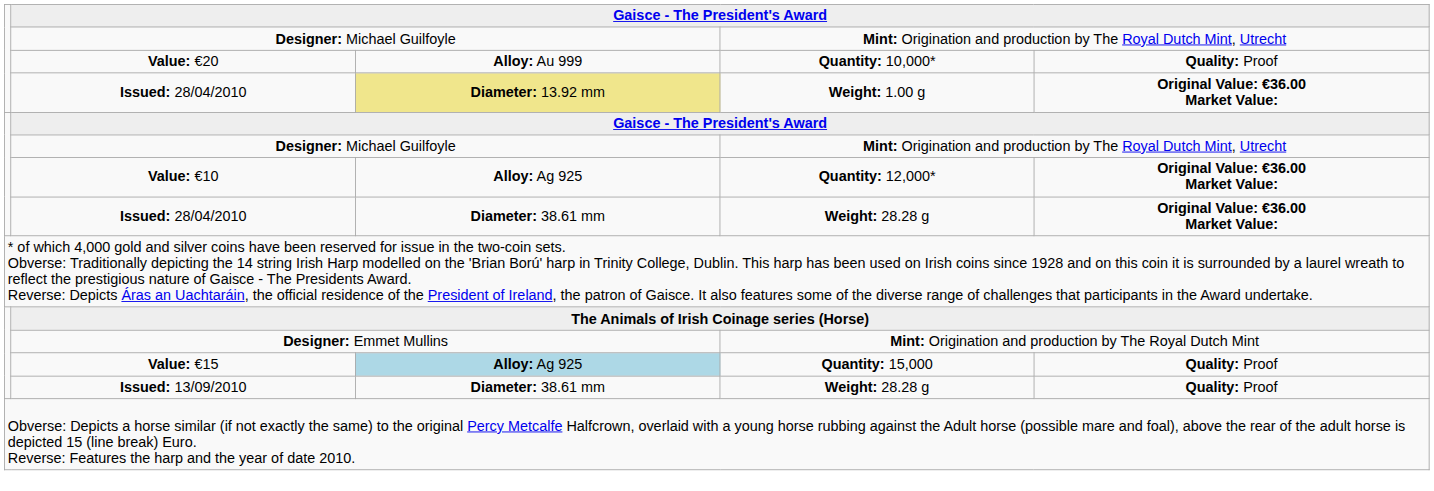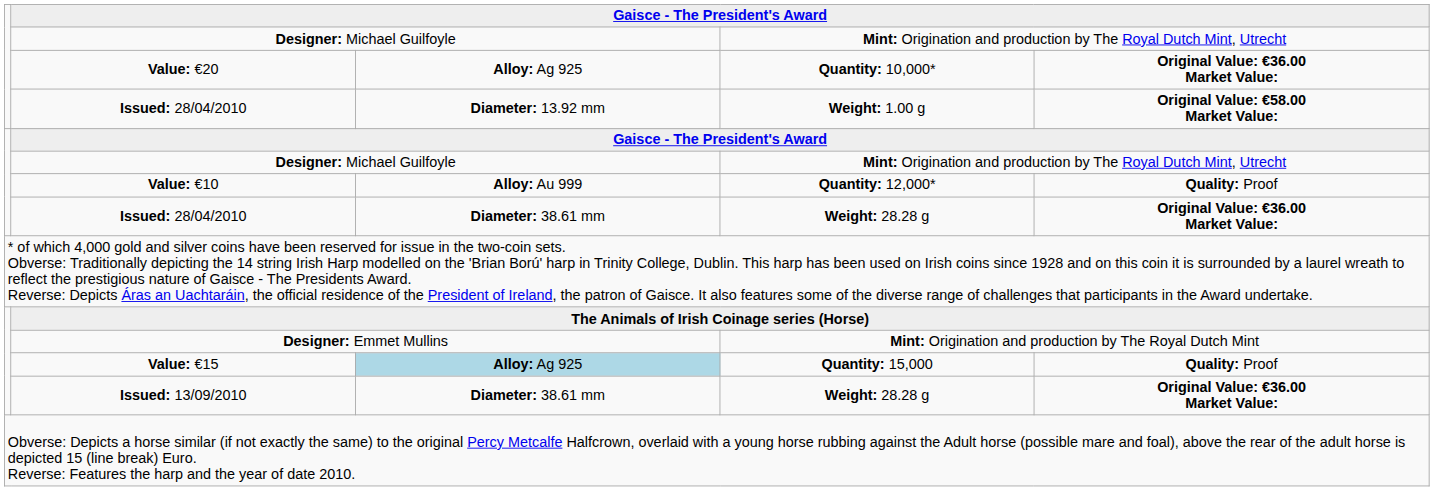(538, 61) Alloy: Au 999 -> (538, 69) Alloy: Ag 925
(1232, 61) Quality: Proof -> (1232, 69) Original Value: €36.00 Market Value:
(538, 92) khaki background -> (538, 108) no background
(1232, 92) Original Value: €36.00 Market Value: -> (1232, 108) Original Value: €58.00 Market Value:
(538, 177) Alloy: Ag 925 -> (538, 185) Alloy: Au 999
(1232, 177) Original Value: €36.00 Market Value: -> (1232, 185) Quality: Proof
(1232, 387) Quality: Proof -> (1232, 395) Original Value: €36.00 Market Value:
